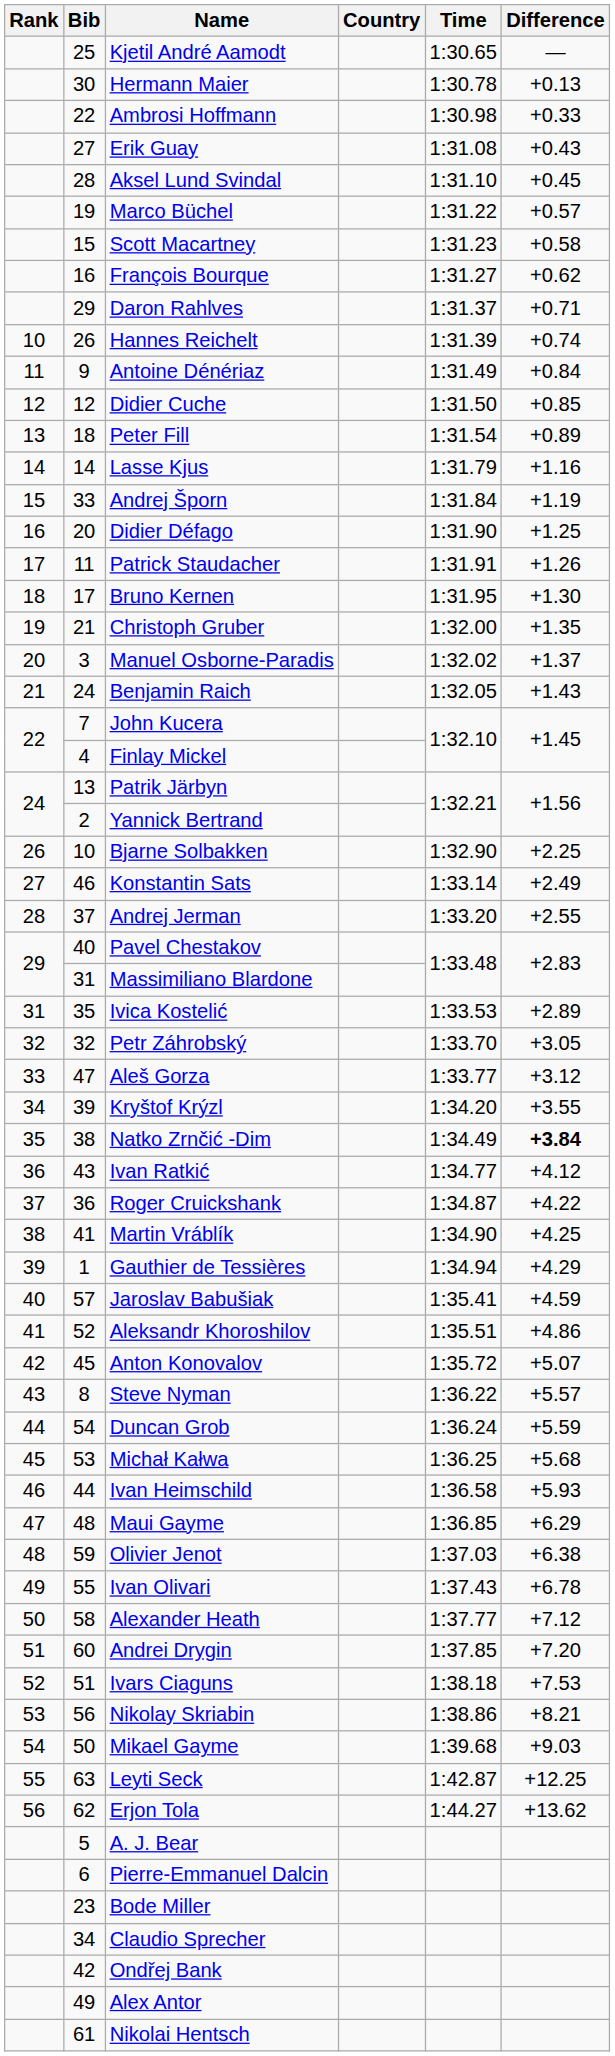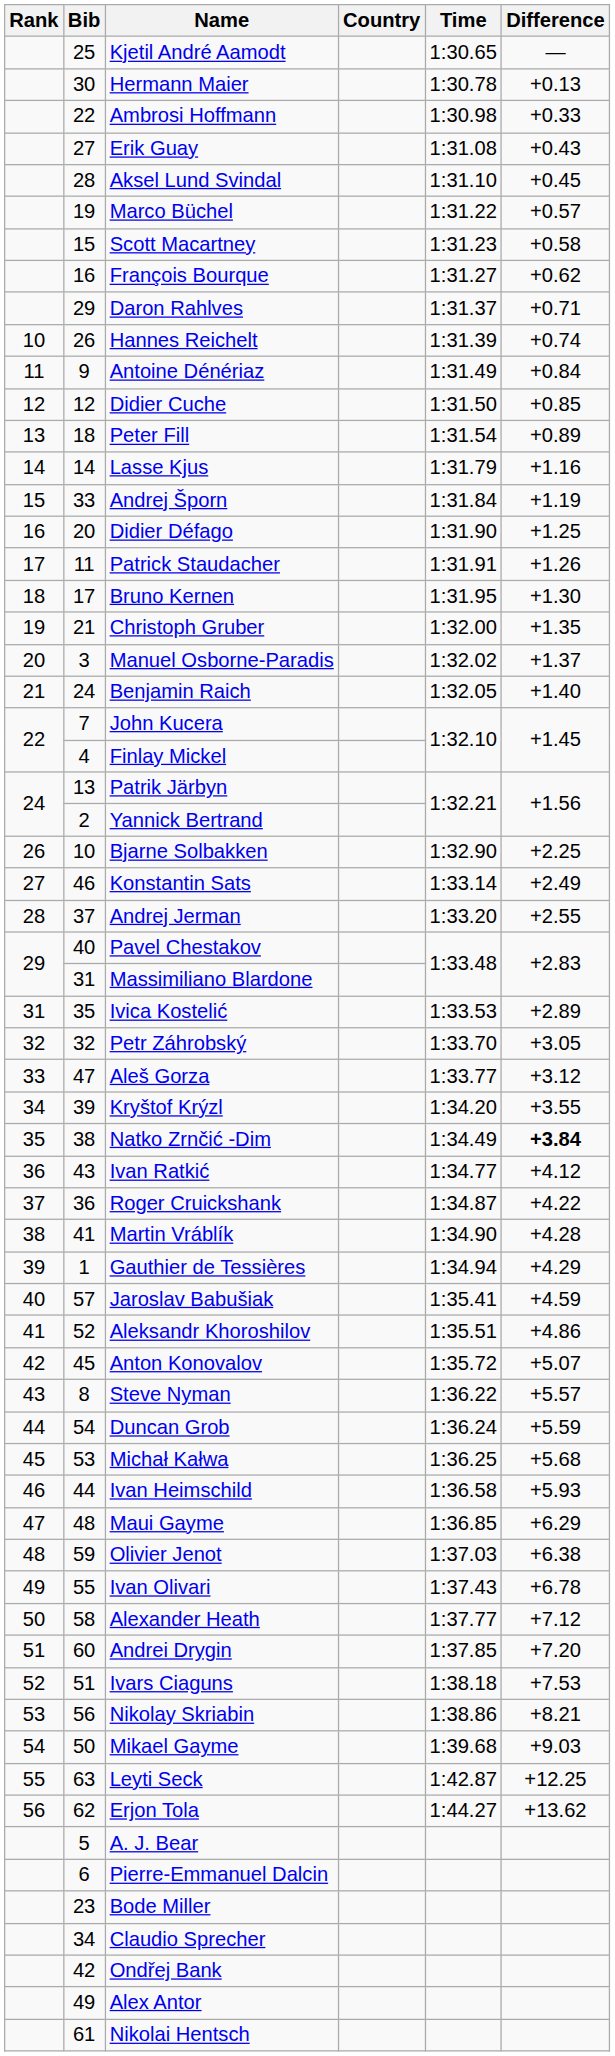(555, 691) +1.43 -> (555, 691) +1.40
(555, 1235) +4.25 -> (555, 1235) +4.28
